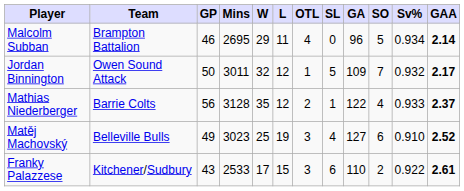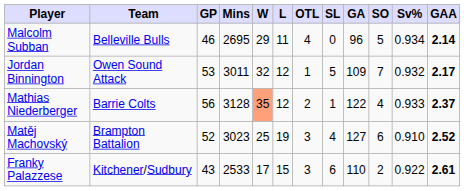(119, 39) Brampton Battalion -> (131, 39) Belleville Bulls
(208, 72) 50 -> (208, 72) 53
(263, 104) no background -> (263, 104) lightsalmon background
(131, 137) Belleville Bulls -> (119, 137) Brampton Battalion
(208, 137) 49 -> (208, 137) 52
